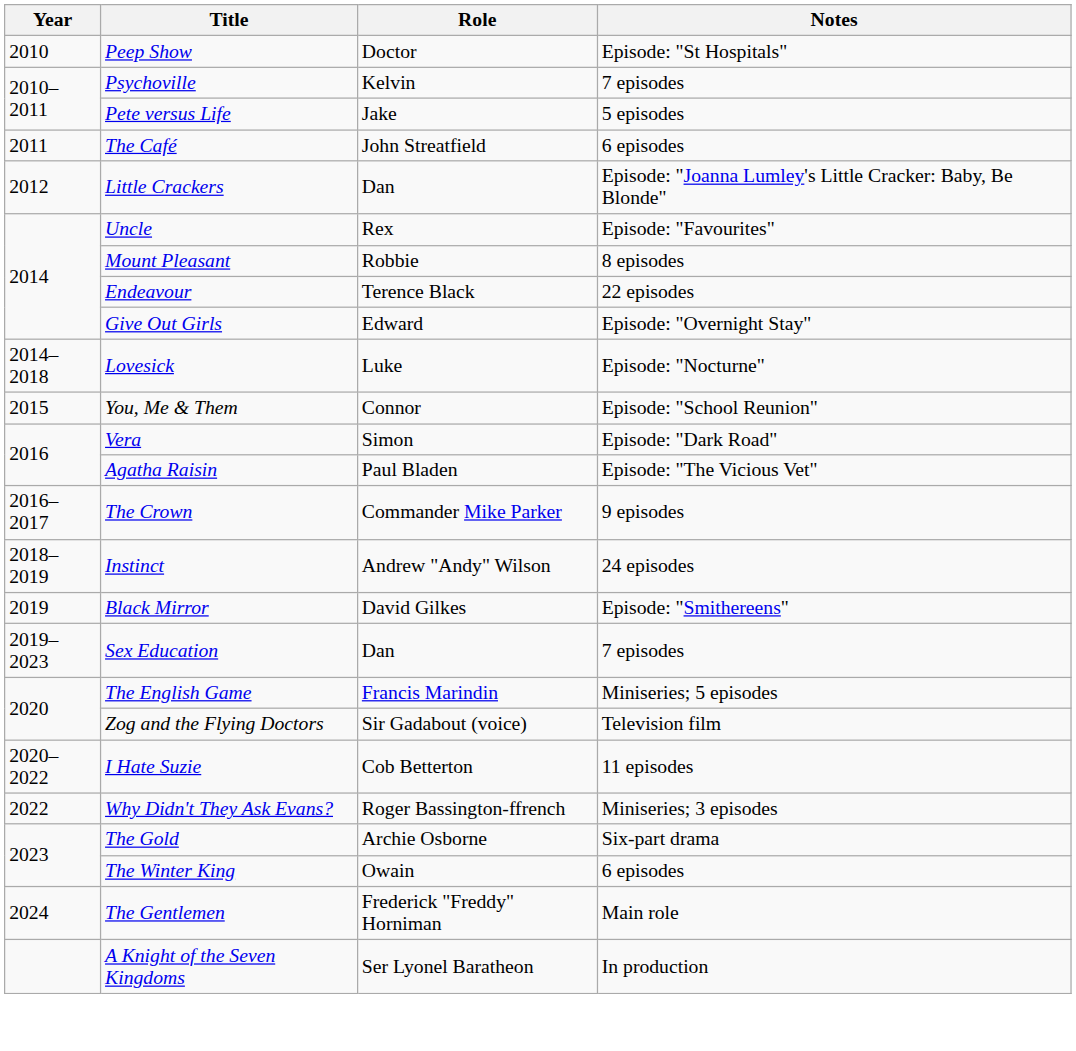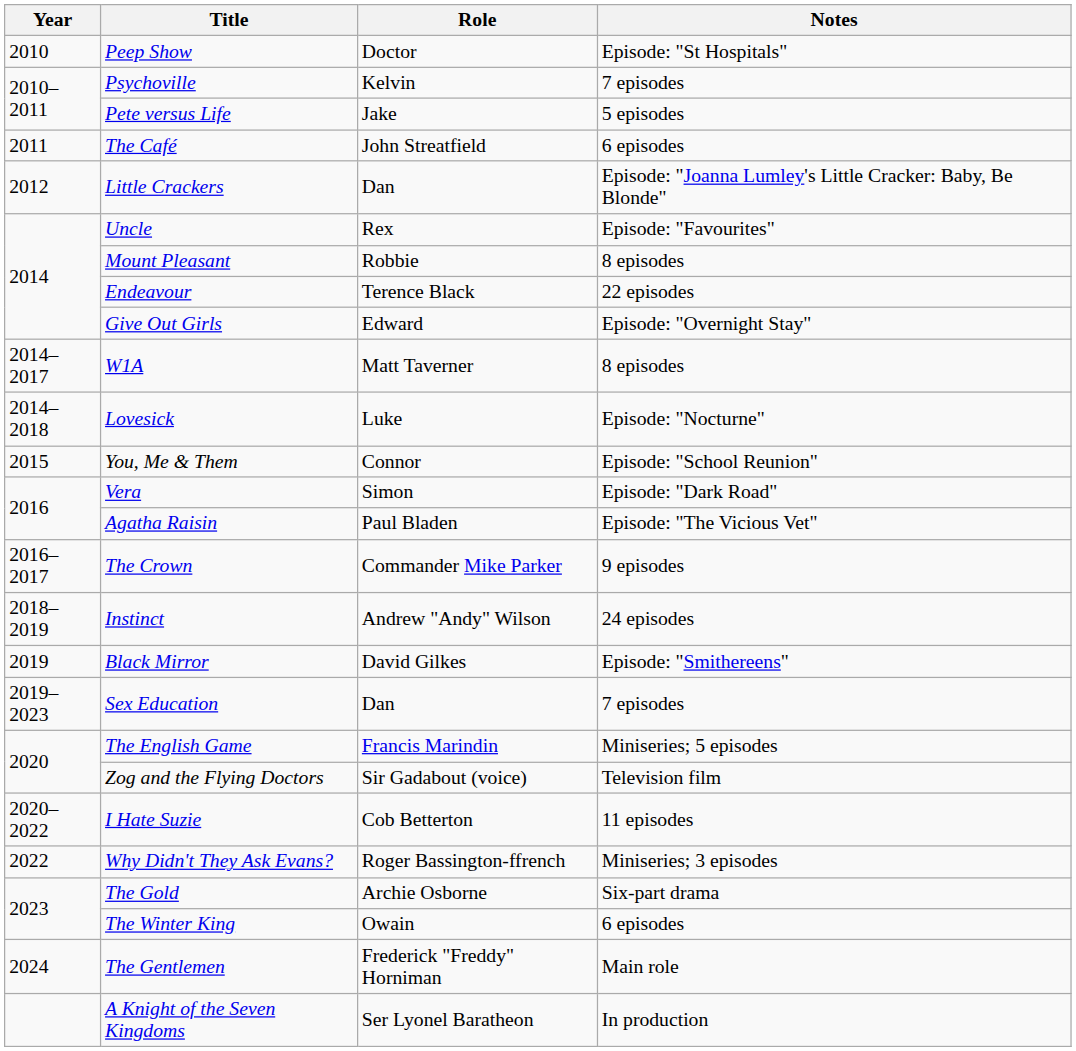+ row: (124, 365)
